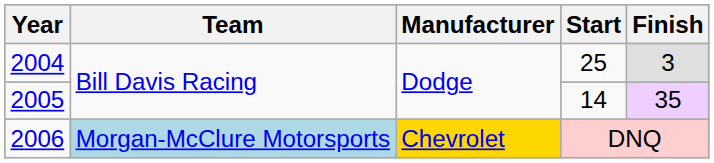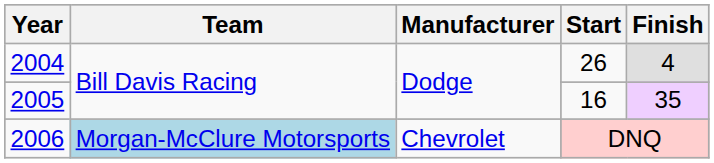(593, 63) 25 -> (593, 63) 26
(668, 63) 3 -> (668, 63) 4
(593, 101) 14 -> (593, 101) 16
(453, 139) gold background -> (453, 139) no background
